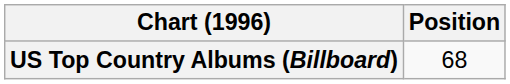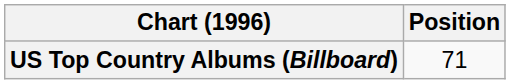(454, 59) 68 -> (454, 59) 71
